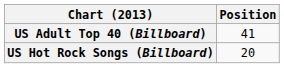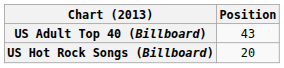(248, 33) 41 -> (248, 33) 43
